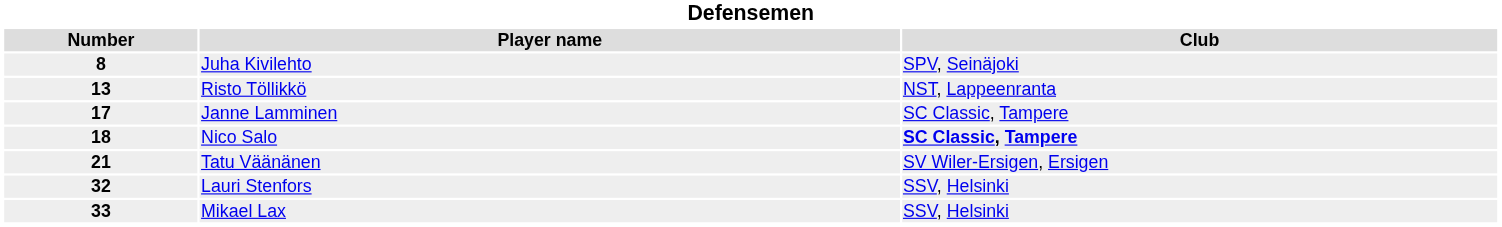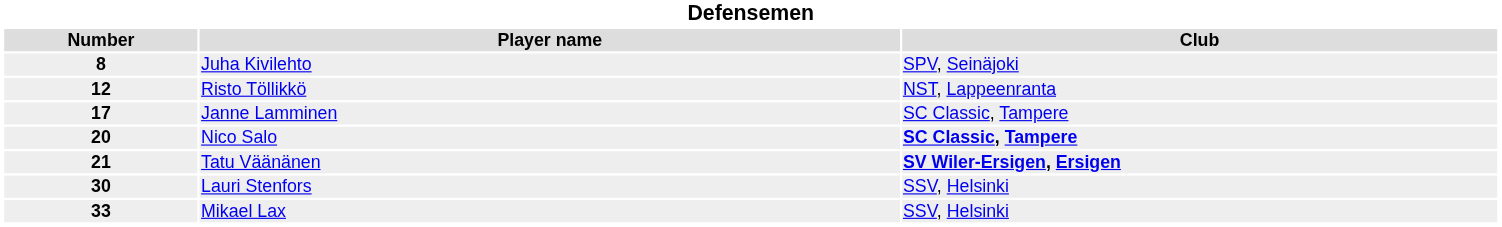(101, 88) 13 -> (101, 88) 12
(101, 137) 18 -> (101, 137) 20
(1006, 162) normal -> (1012, 162) bold
(101, 186) 32 -> (101, 186) 30
